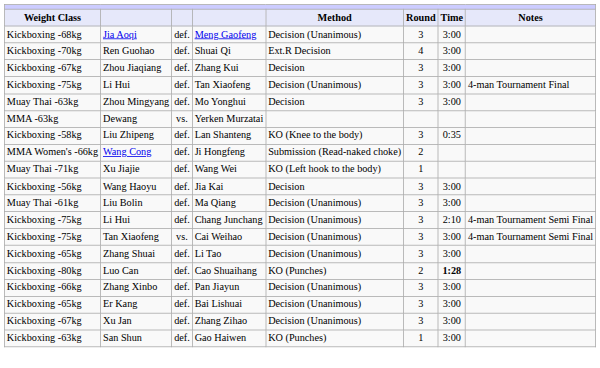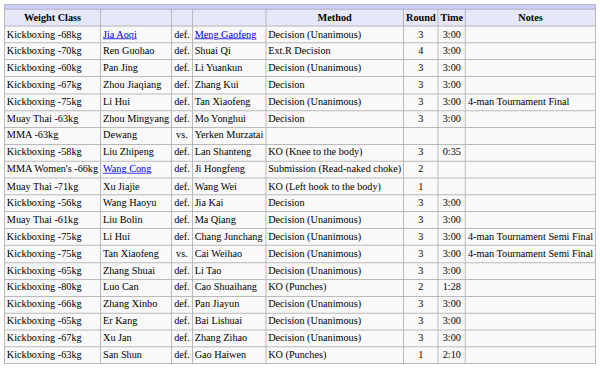+ row: (218, 68)
(452, 220) 2:10 -> (452, 236) 3:00
(452, 270) bold -> (452, 287) normal
(452, 338) 3:00 -> (452, 355) 2:10
